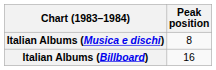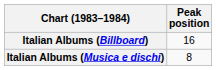rows swapped: (85, 57) <-> (85, 40)
